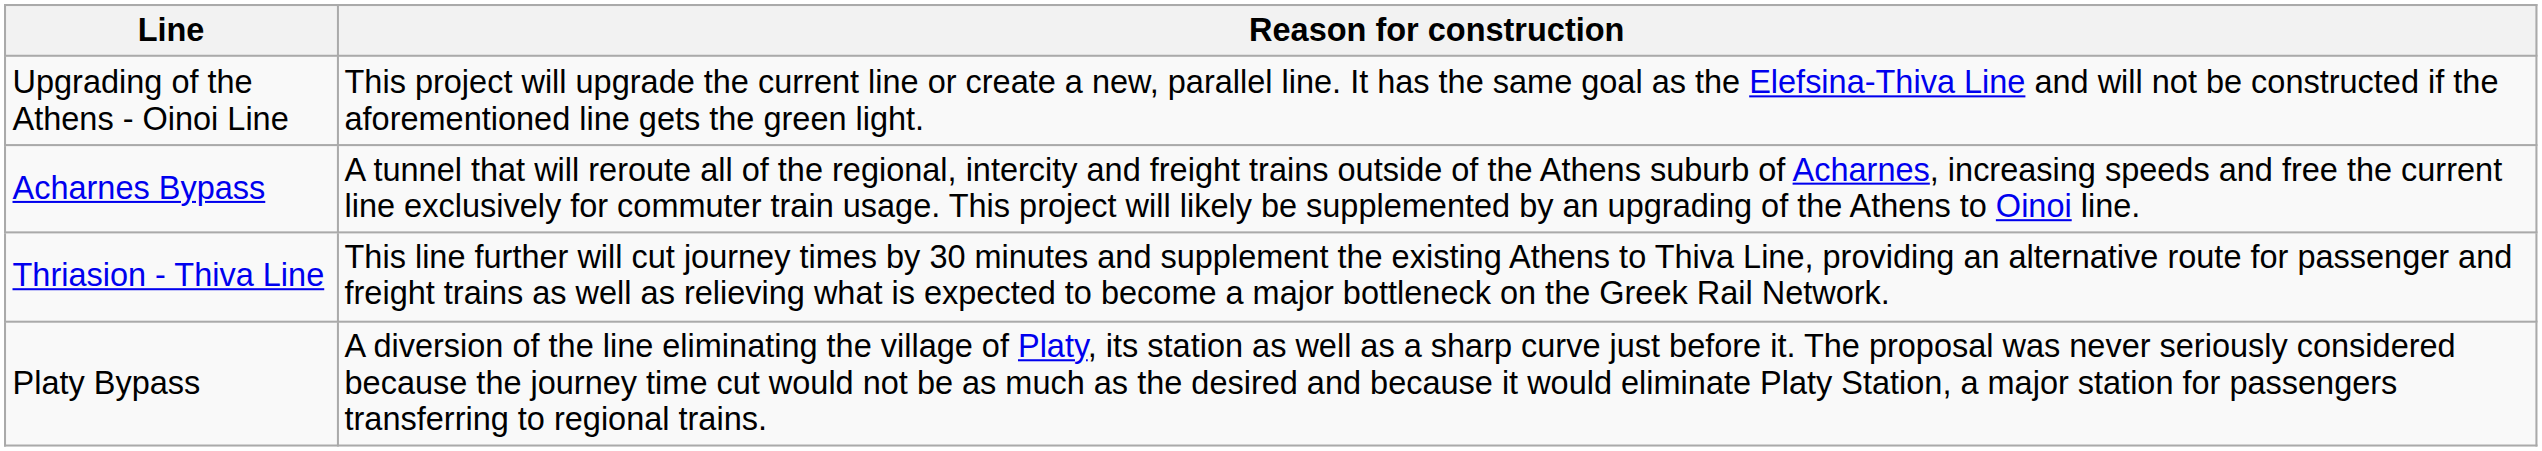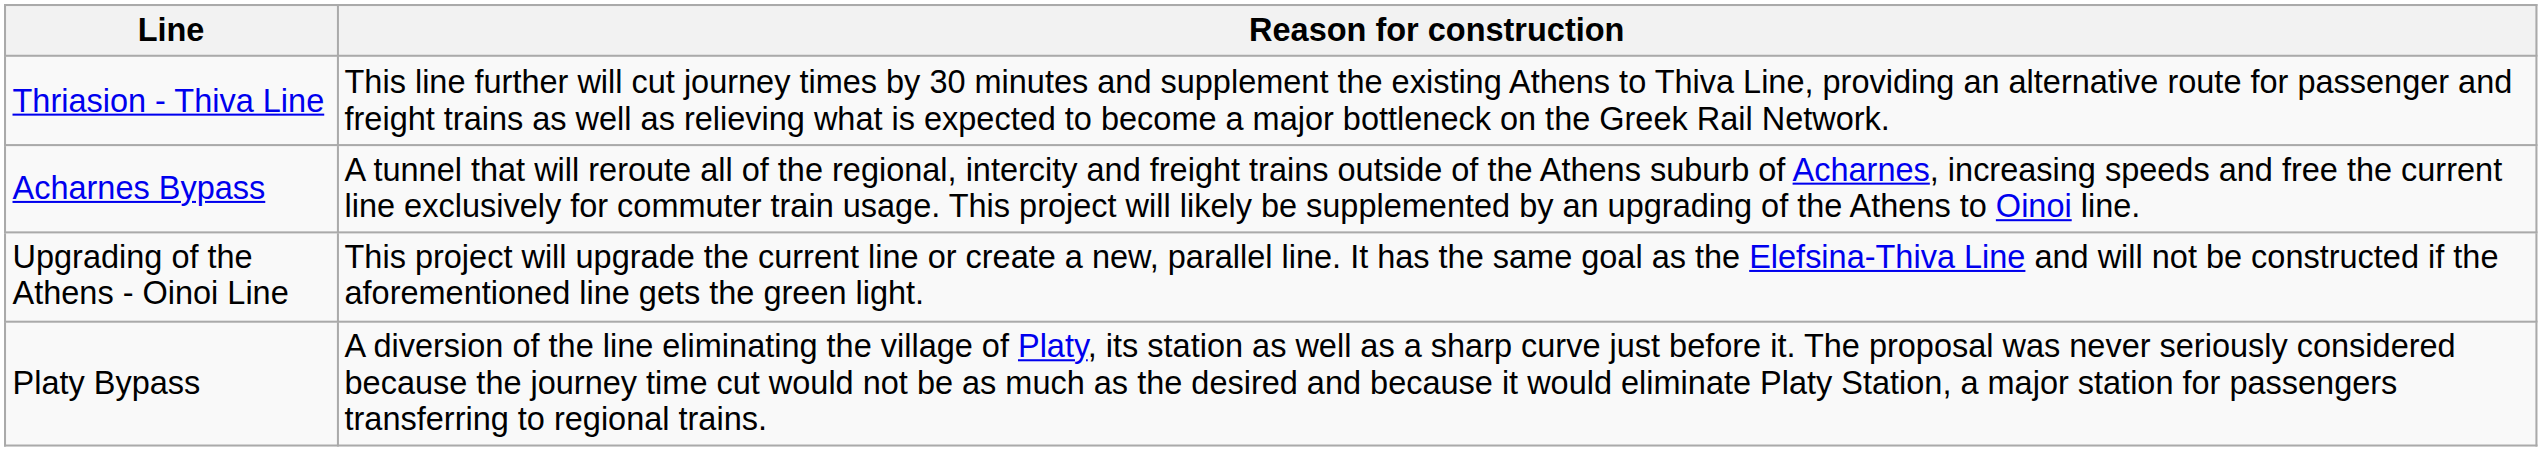rows swapped: (168, 276) <-> (151, 100)
